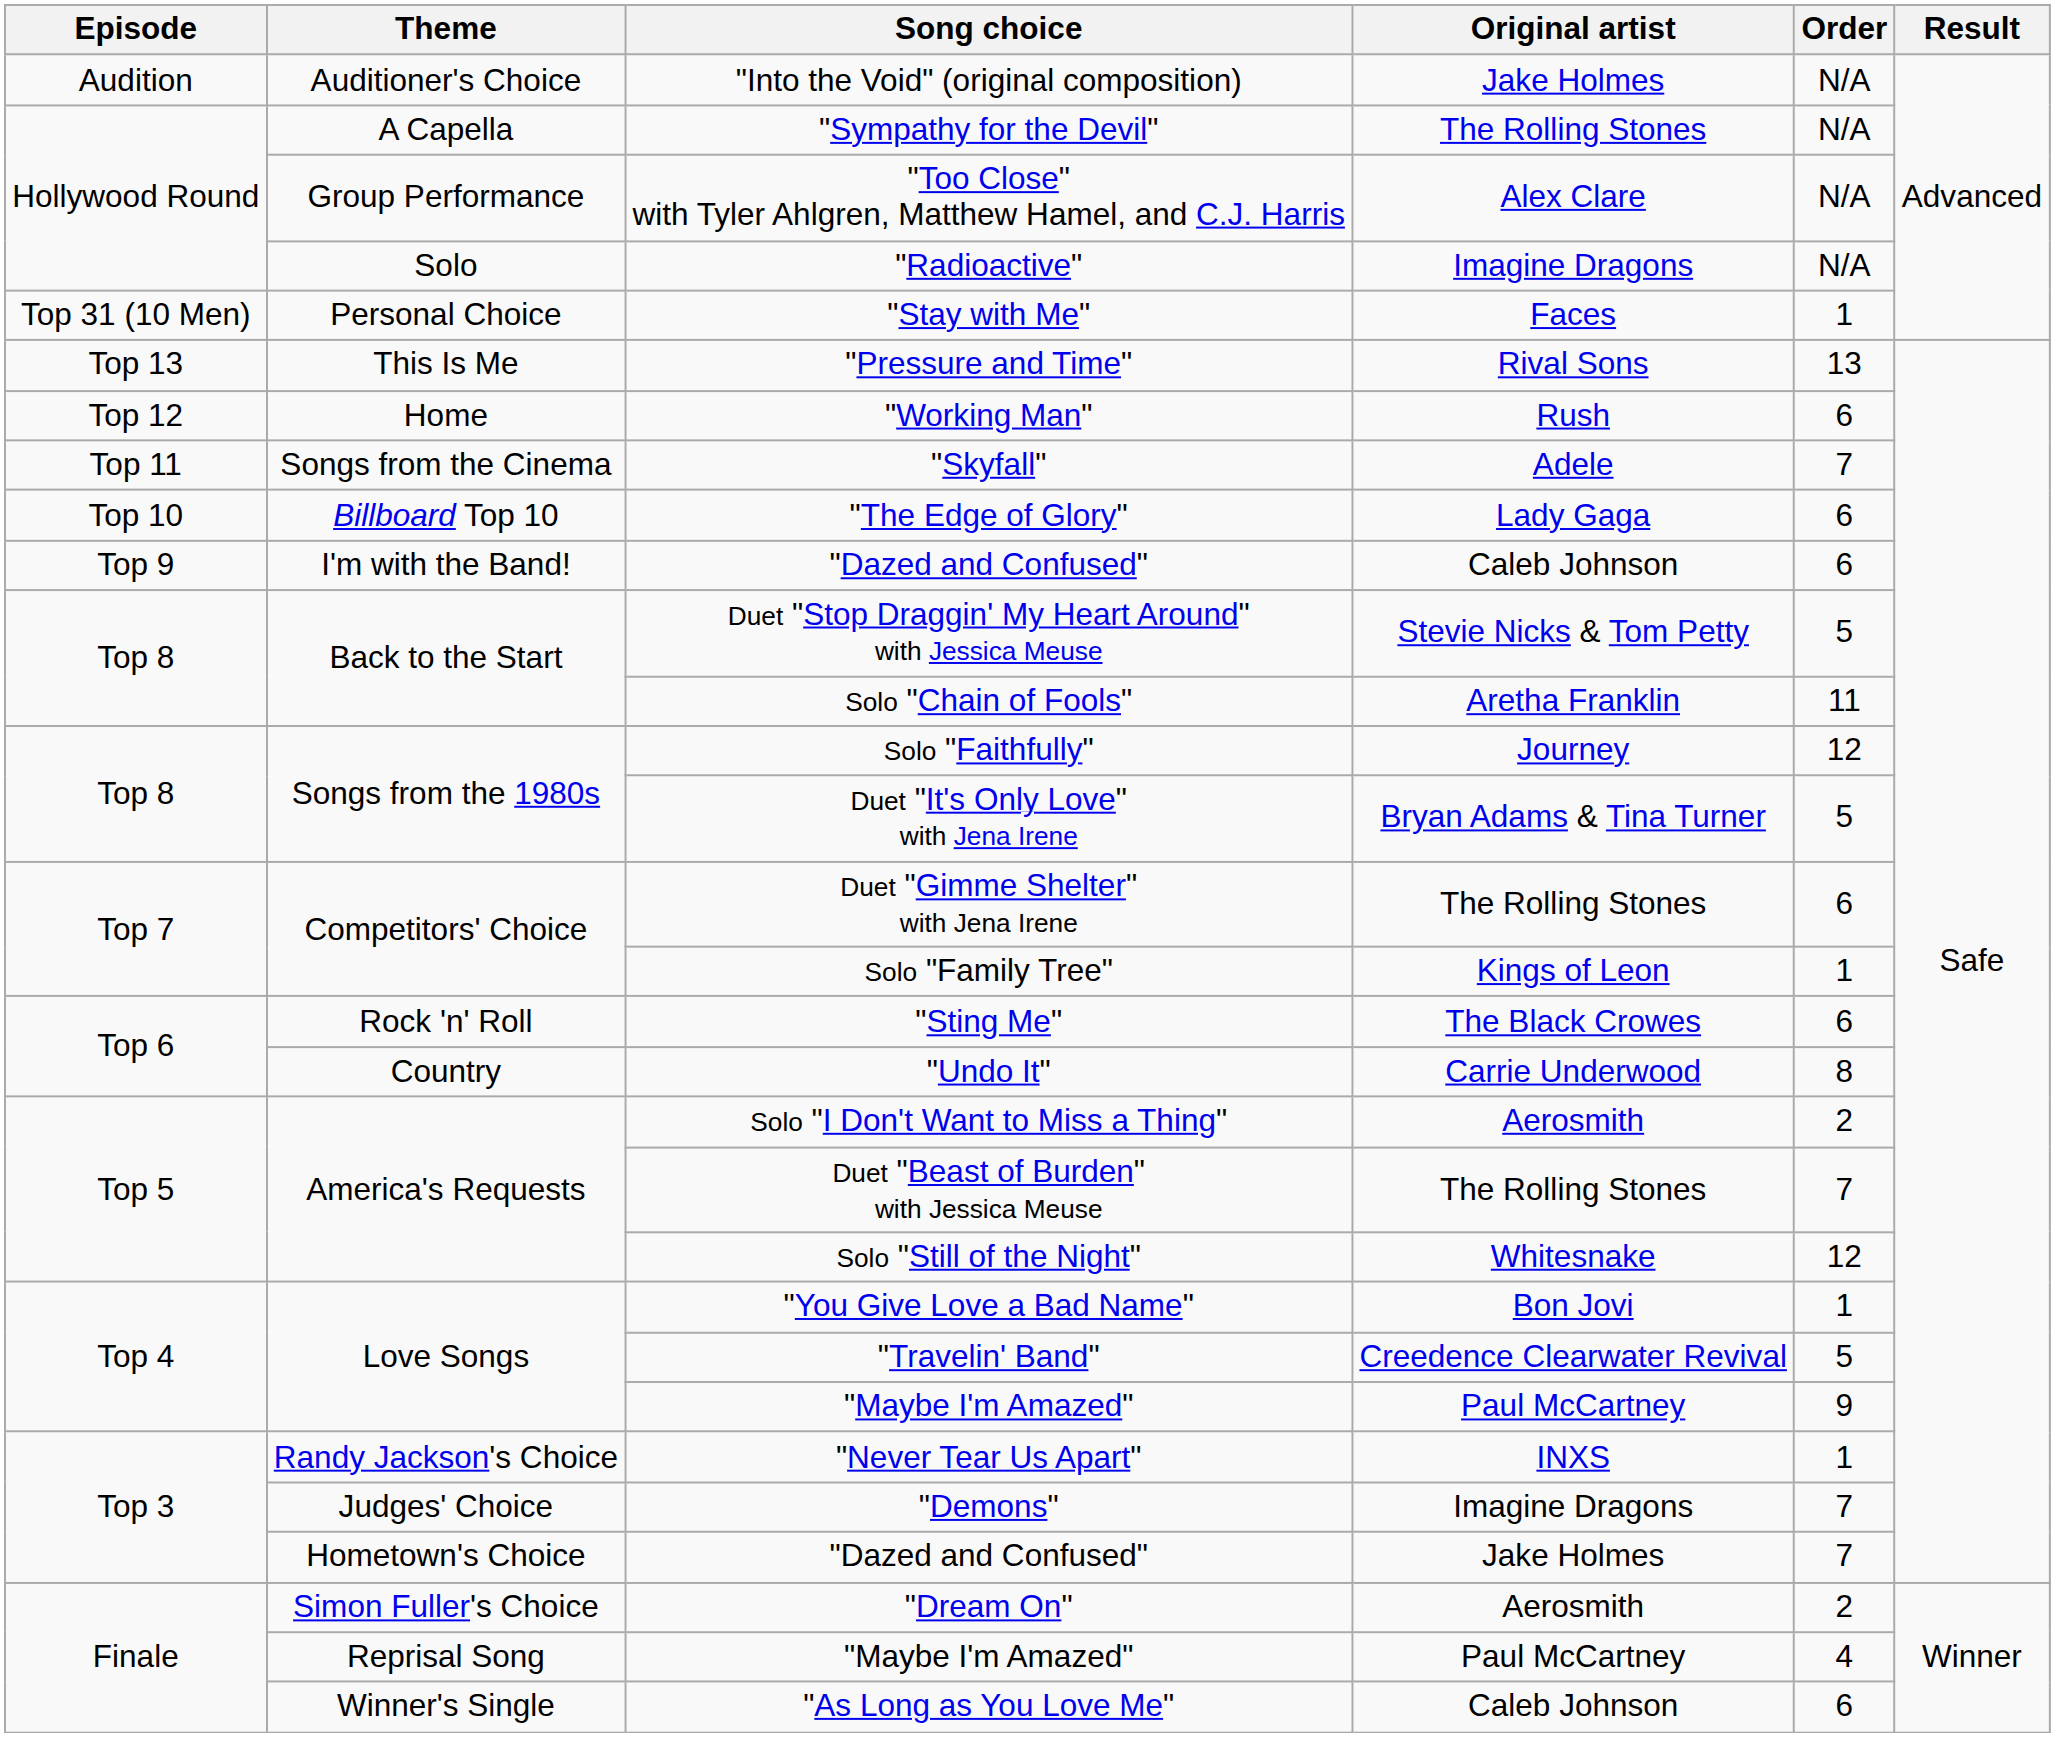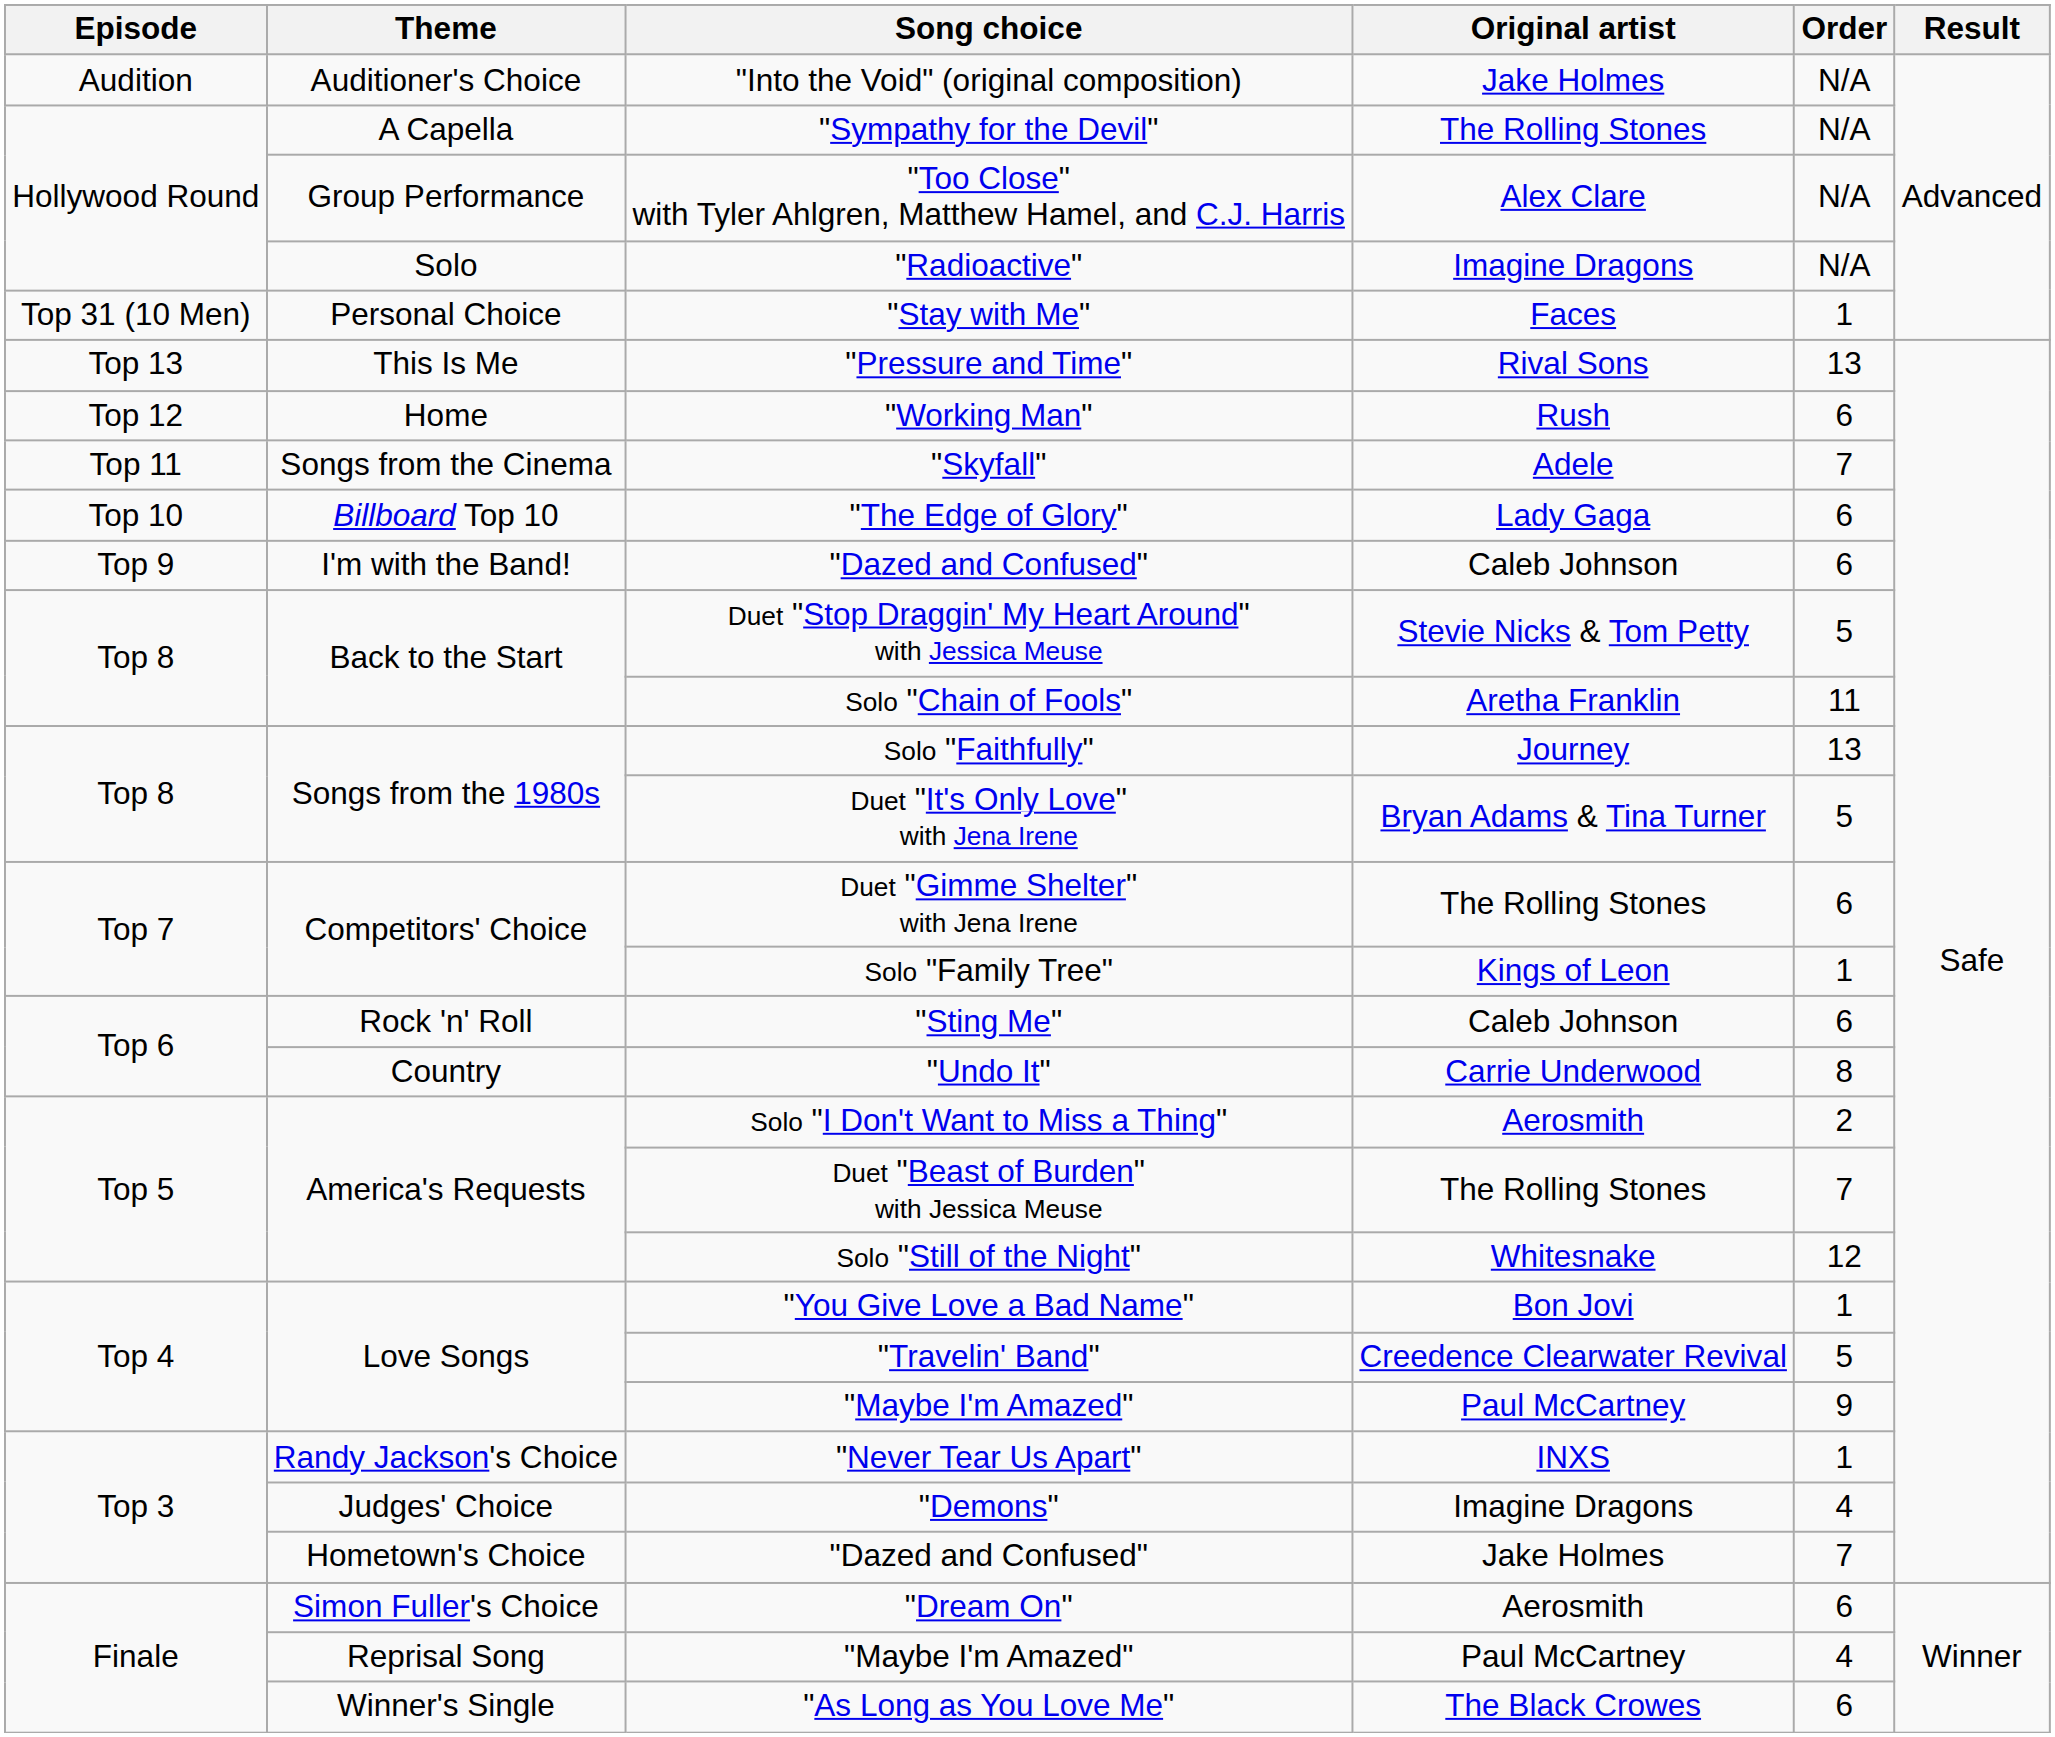(1844, 750) 12 -> (1844, 750) 13
(1573, 1021) The Black Crowes -> (1573, 1021) Caleb Johnson
(1844, 1506) 7 -> (1844, 1506) 4
(1844, 1606) 2 -> (1844, 1606) 6
(1573, 1706) Caleb Johnson -> (1573, 1706) The Black Crowes
